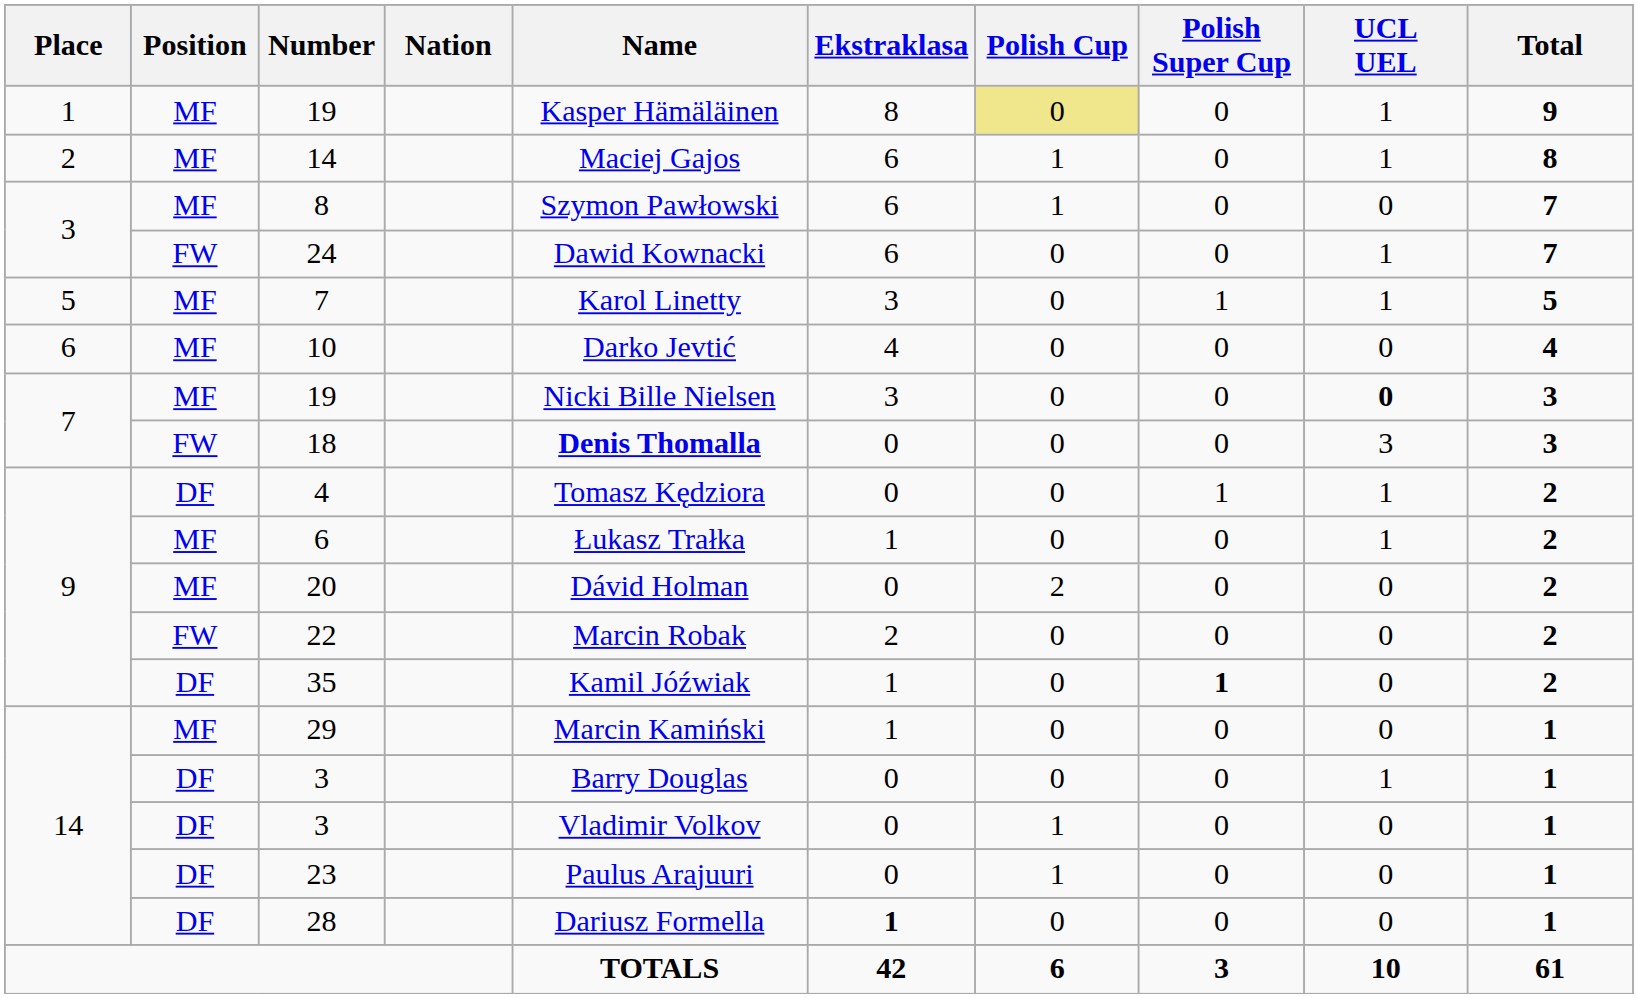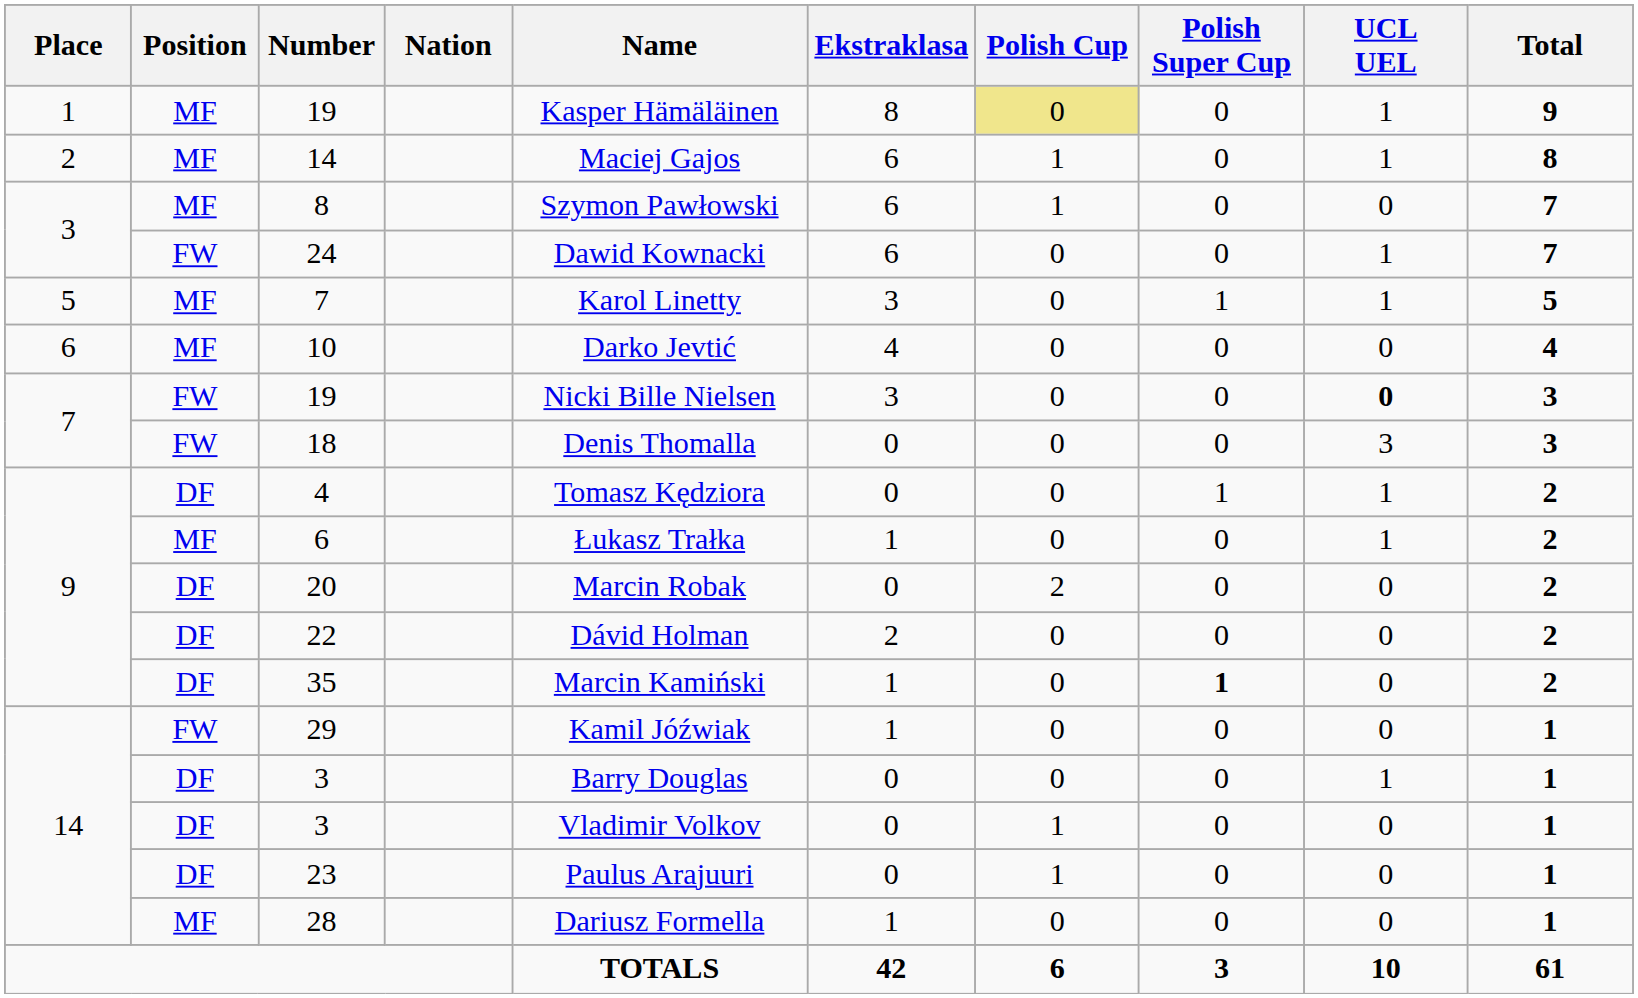(195, 396) MF -> (195, 396) FW
(660, 443) bold -> (660, 443) normal
(195, 586) MF -> (195, 586) DF
(660, 586) Dávid Holman -> (660, 586) Marcin Robak
(195, 634) FW -> (195, 634) DF
(660, 634) Marcin Robak -> (660, 634) Dávid Holman
(660, 682) Kamil Jóźwiak -> (660, 682) Marcin Kamiński
(195, 730) MF -> (195, 730) FW
(660, 730) Marcin Kamiński -> (660, 730) Kamil Jóźwiak
(195, 920) DF -> (195, 920) MF
(891, 920) bold -> (891, 920) normal
